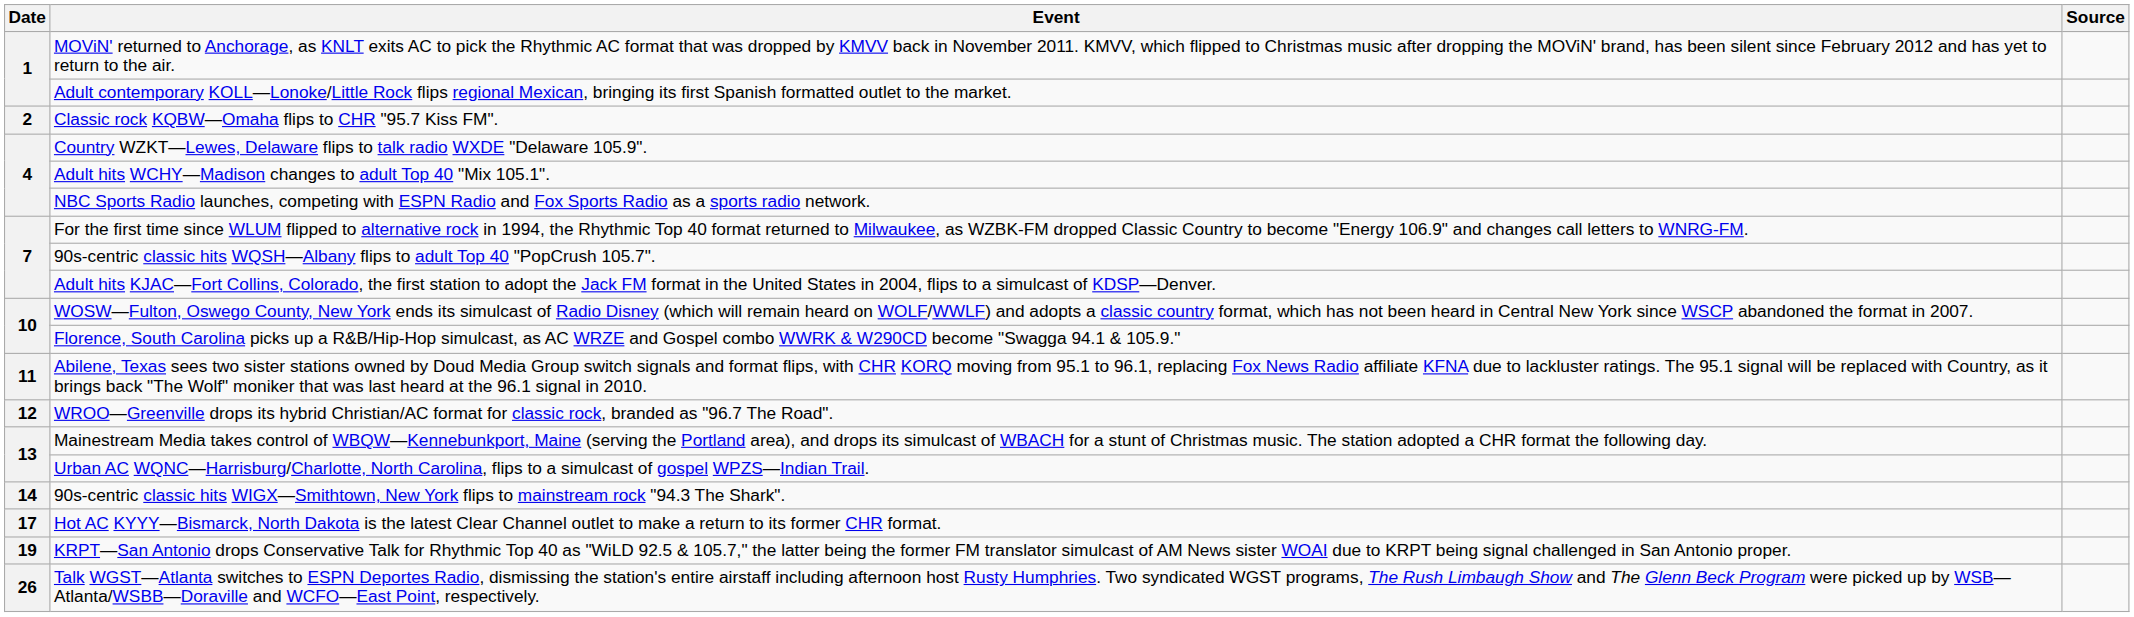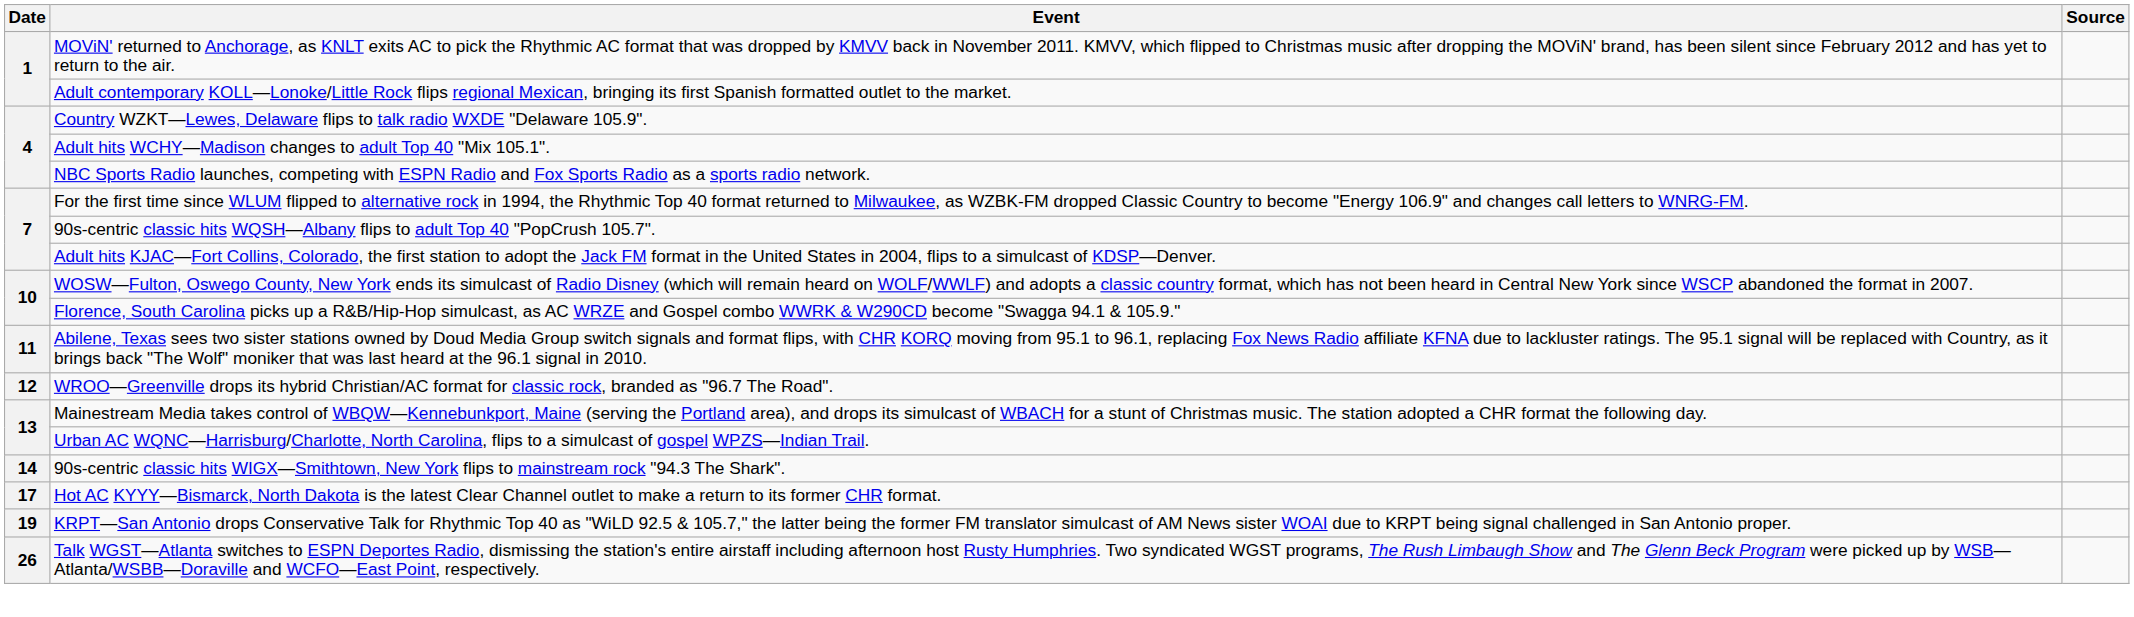- row: (276, 119)
